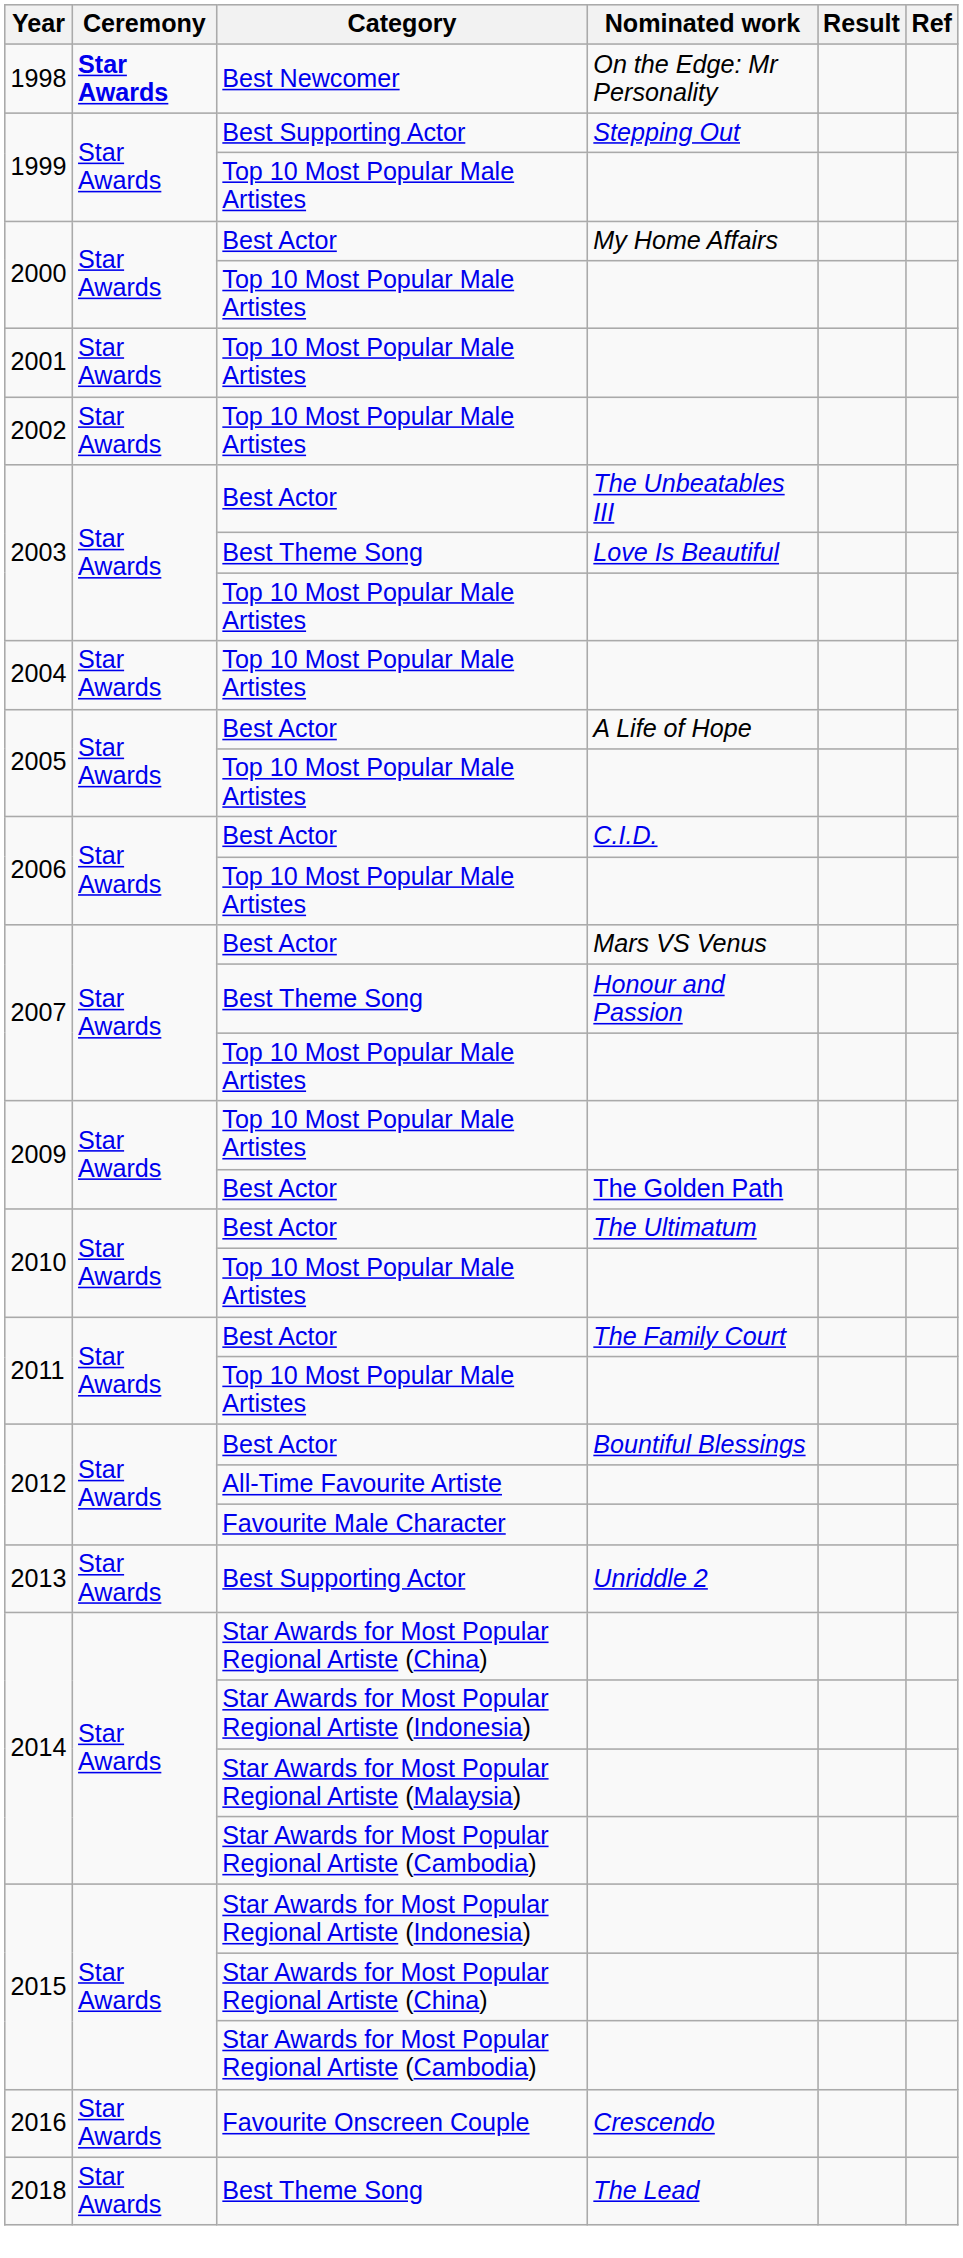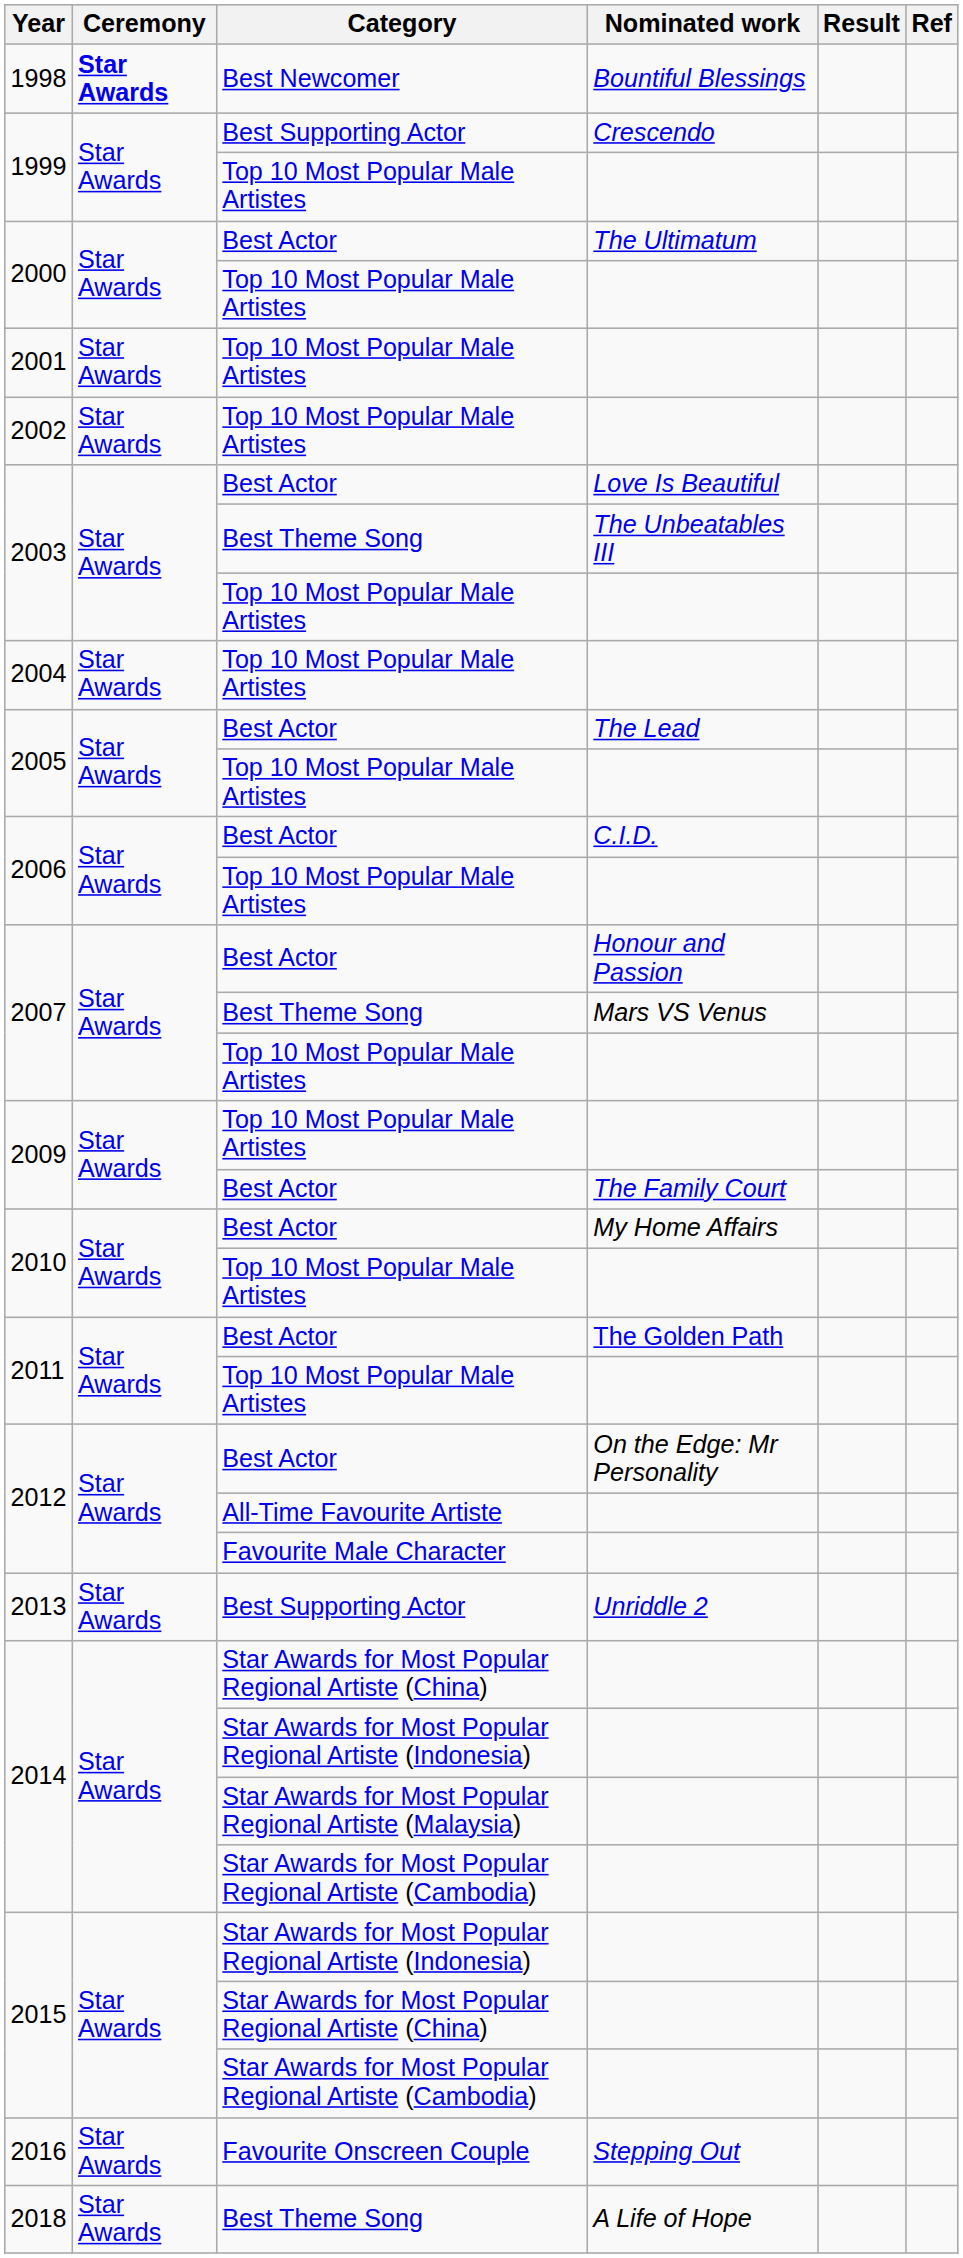(685, 78) On the Edge: Mr Personality -> (699, 78) Bountiful Blessings
(667, 132) Stepping Out -> (654, 132) Crescendo
(686, 240) My Home Affairs -> (675, 240) The Ultimatum
(689, 498) The Unbeatables III -> (686, 484) Love Is Beautiful
(686, 552) Love Is Beautiful -> (689, 538) The Unbeatables III
(672, 728) A Life of Hope -> (646, 728) The Lead
(680, 944) Mars VS Venus -> (659, 958) Honour and Passion
(659, 998) Honour and Passion -> (680, 1012) Mars VS Venus
(688, 1188) The Golden Path -> (690, 1188) The Family Court
(675, 1228) The Ultimatum -> (686, 1228) My Home Affairs
(690, 1336) The Family Court -> (688, 1336) The Golden Path
(699, 1444) Bountiful Blessings -> (685, 1458) On the Edge: Mr Personality
(654, 2122) Crescendo -> (667, 2150) Stepping Out
(646, 2190) The Lead -> (672, 2219) A Life of Hope
